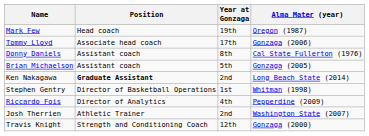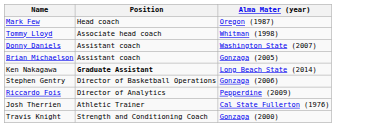- column: (234, 14)
(282, 42) Gonzaga (2006) -> (249, 33) Whitman (1998)
(308, 54) Cal State Fullerton (1976) -> (268, 45) Washington State (2007)
(282, 89) Whitman (1998) -> (249, 81) Gonzaga (2006)
(301, 113) Washington State (2007) -> (275, 104) Cal State Fullerton (1976)
